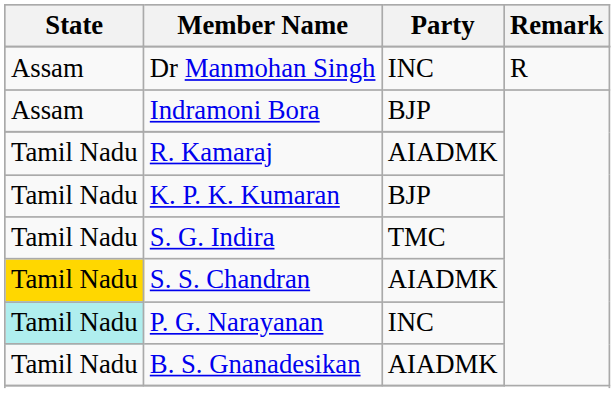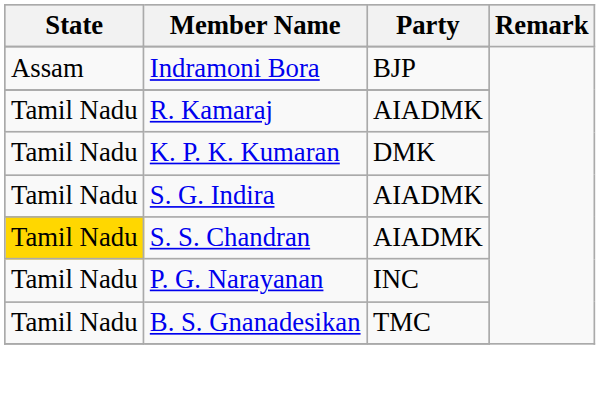- row: (263, 68)
(409, 195) BJP -> (404, 152) DMK
(417, 237) TMC -> (428, 195) AIADMK
(74, 322) paleturquoise background -> (74, 279) no background
(443, 364) AIADMK -> (402, 322) TMC
